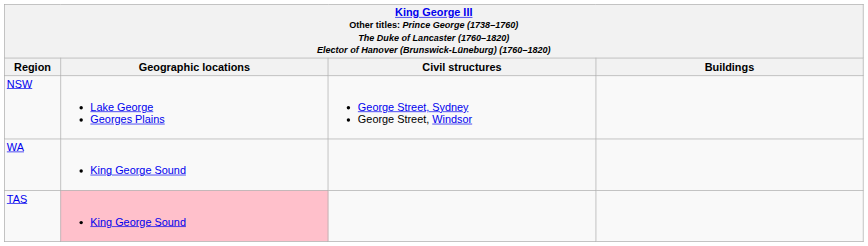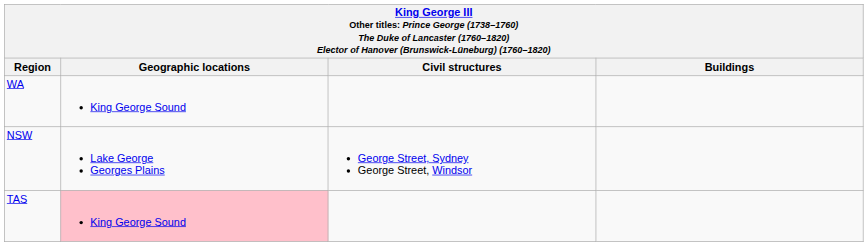rows swapped: (20, 84) <-> (15, 147)
